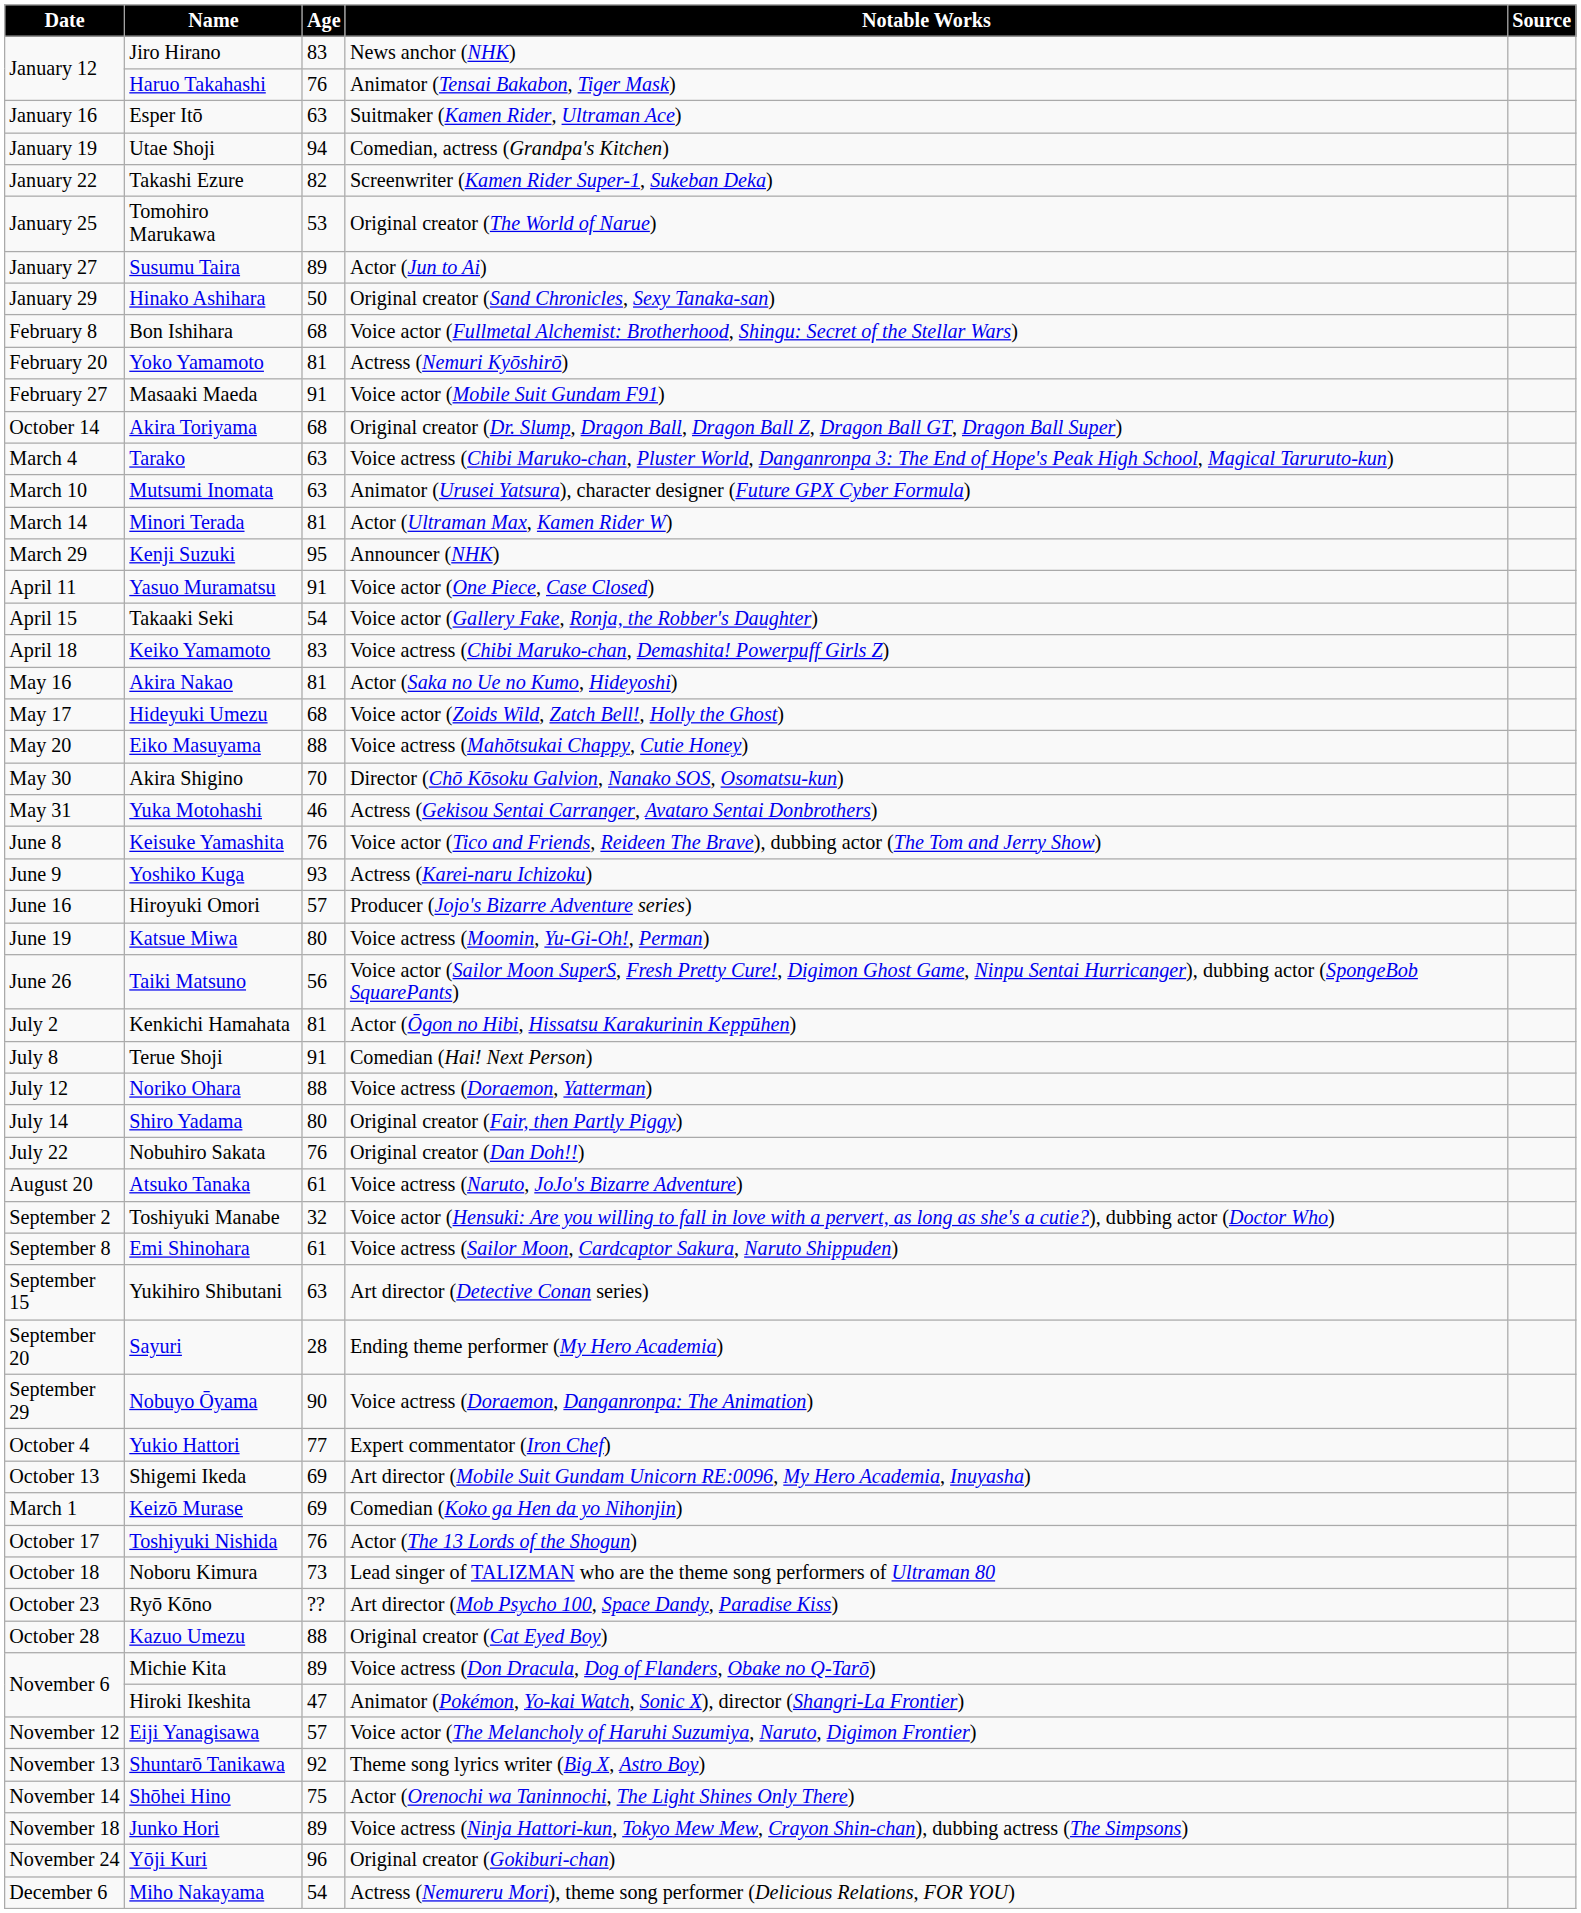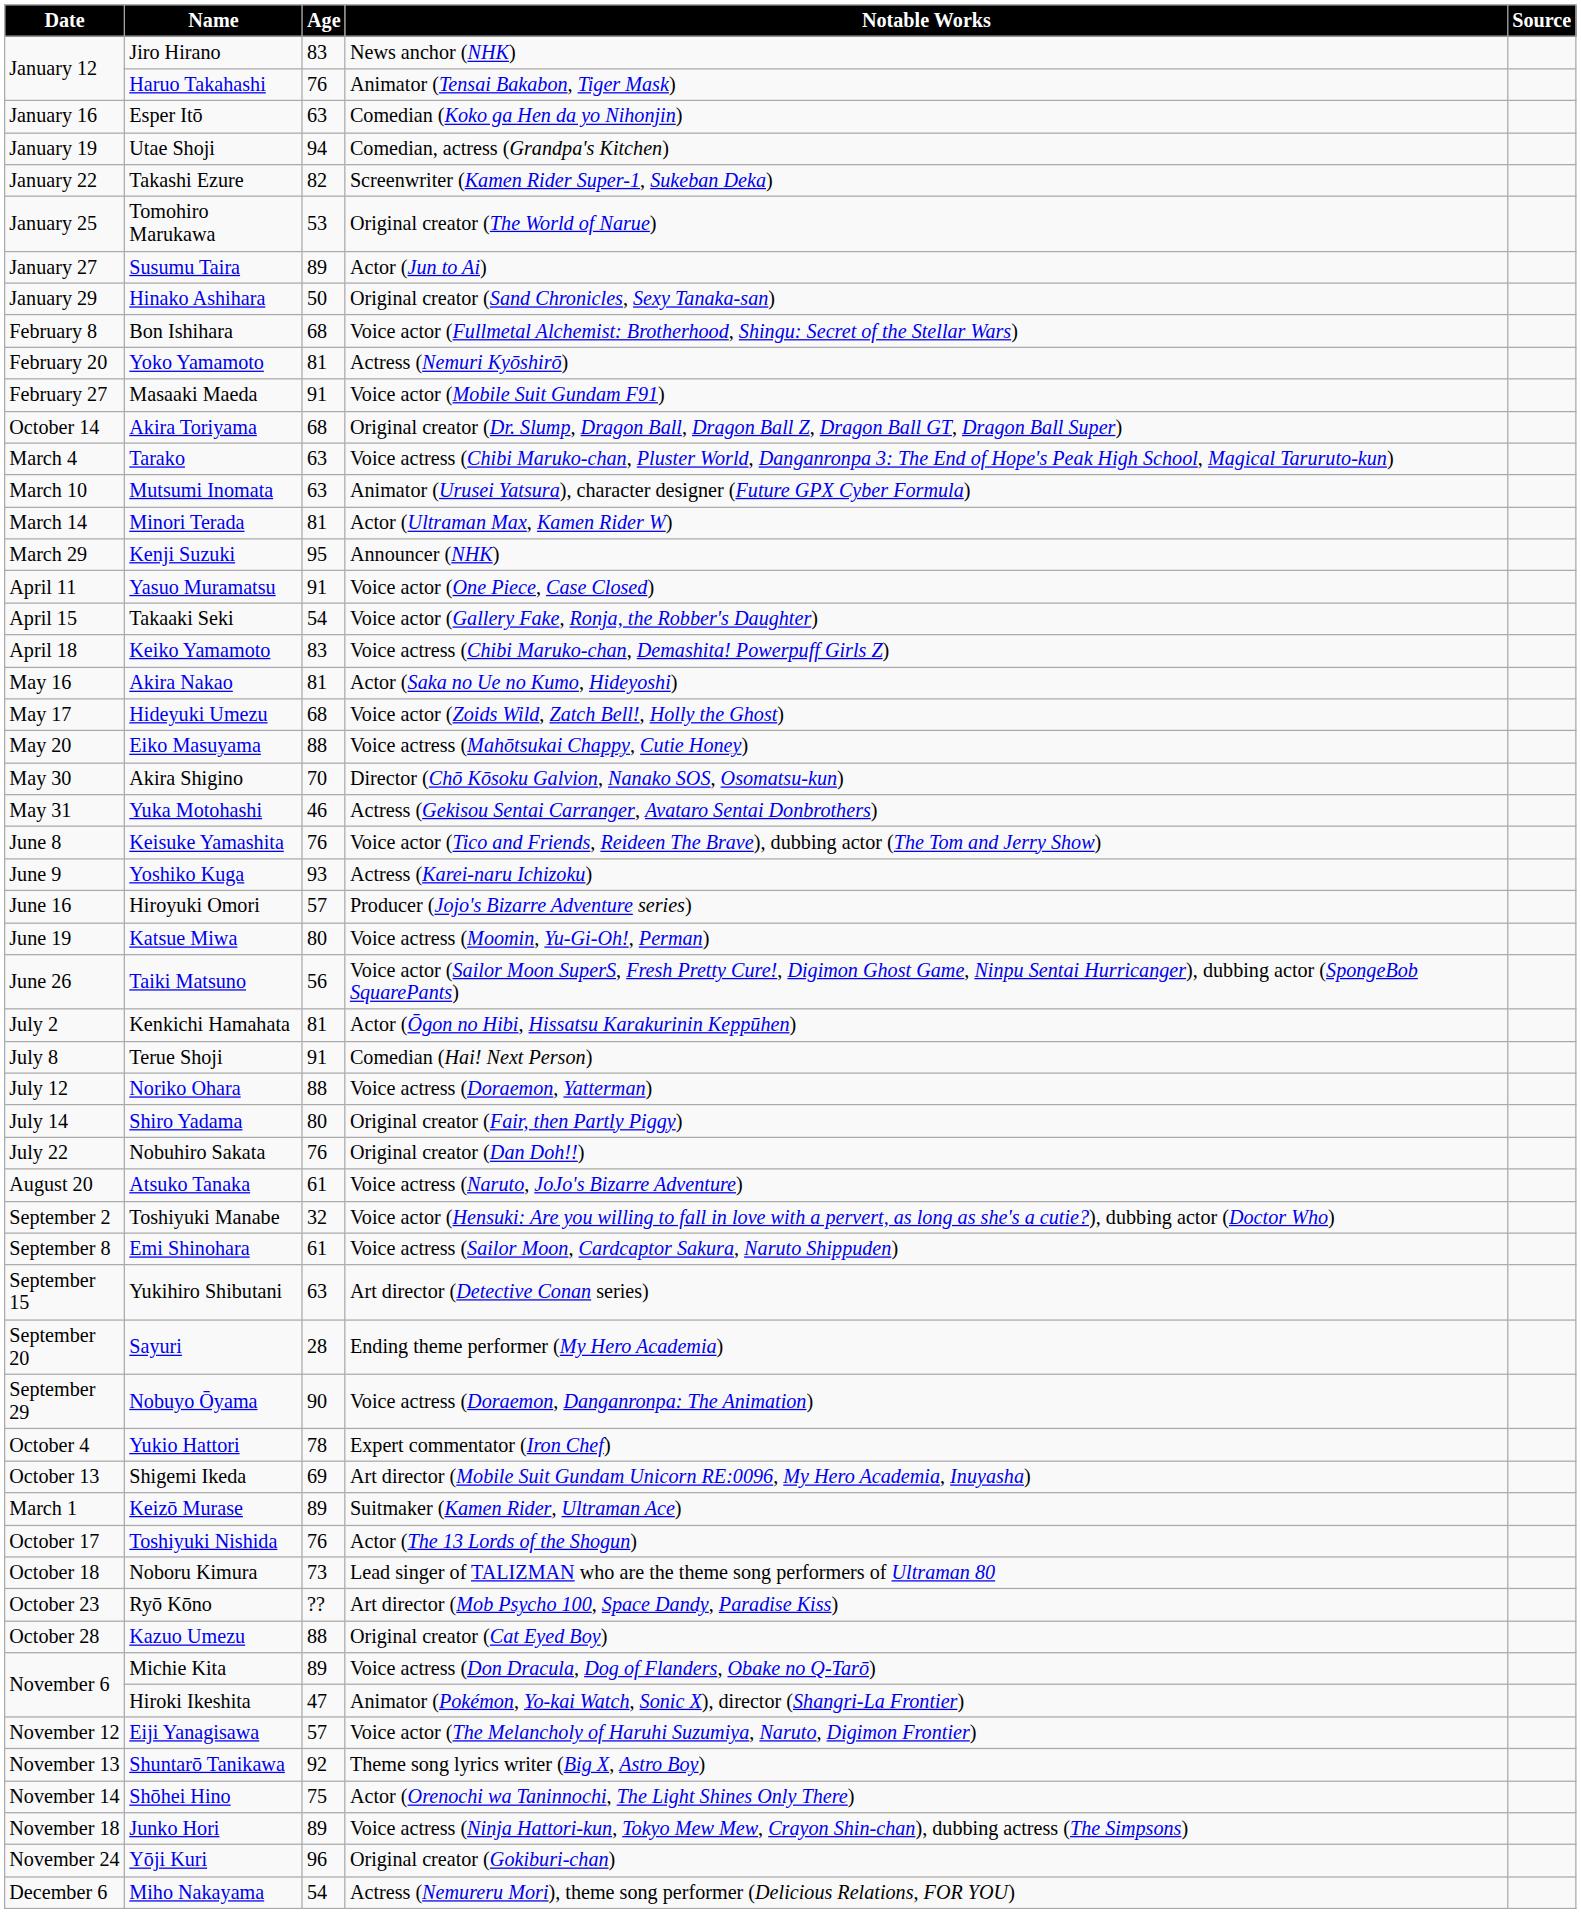(516, 116) Suitmaker (Kamen Rider, Ultraman Ace) -> (516, 116) Comedian (Koko ga Hen da yo Nihonjin)
(317, 1444) 77 -> (317, 1444) 78
(317, 1508) 69 -> (317, 1508) 89
(516, 1508) Comedian (Koko ga Hen da yo Nihonjin) -> (516, 1508) Suitmaker (Kamen Rider, Ultraman Ace)
